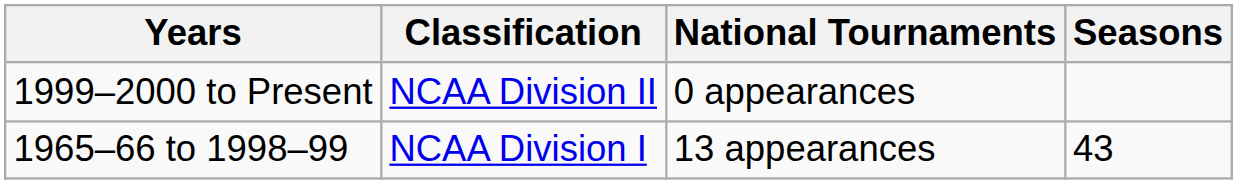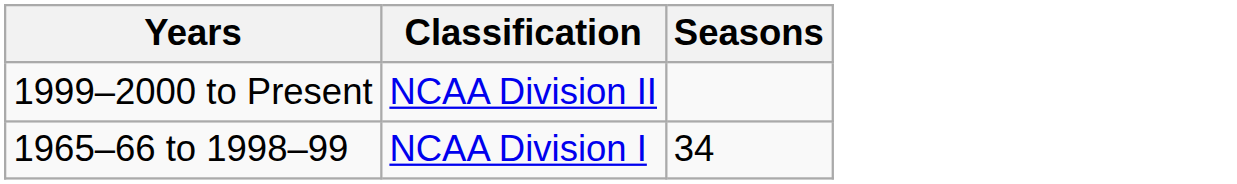- column: (865, 33)
(1093, 149) 43 -> (694, 149) 34
